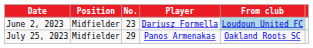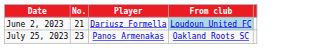- column: (96, 11)
(131, 24) 23 -> (79, 24) 21
(131, 37) 29 -> (79, 37) 23
